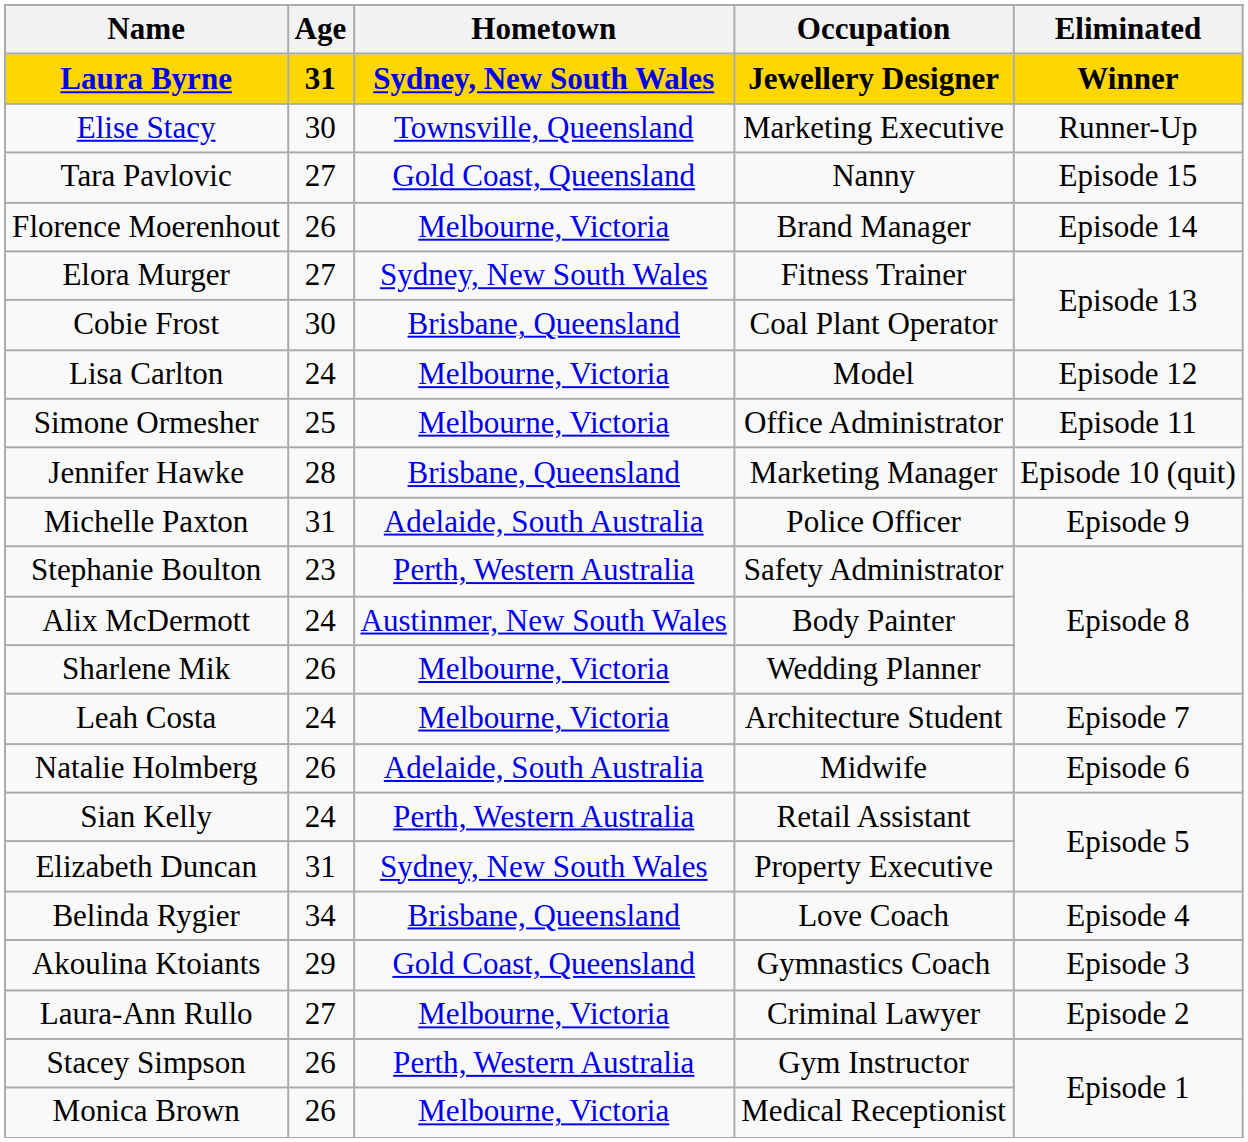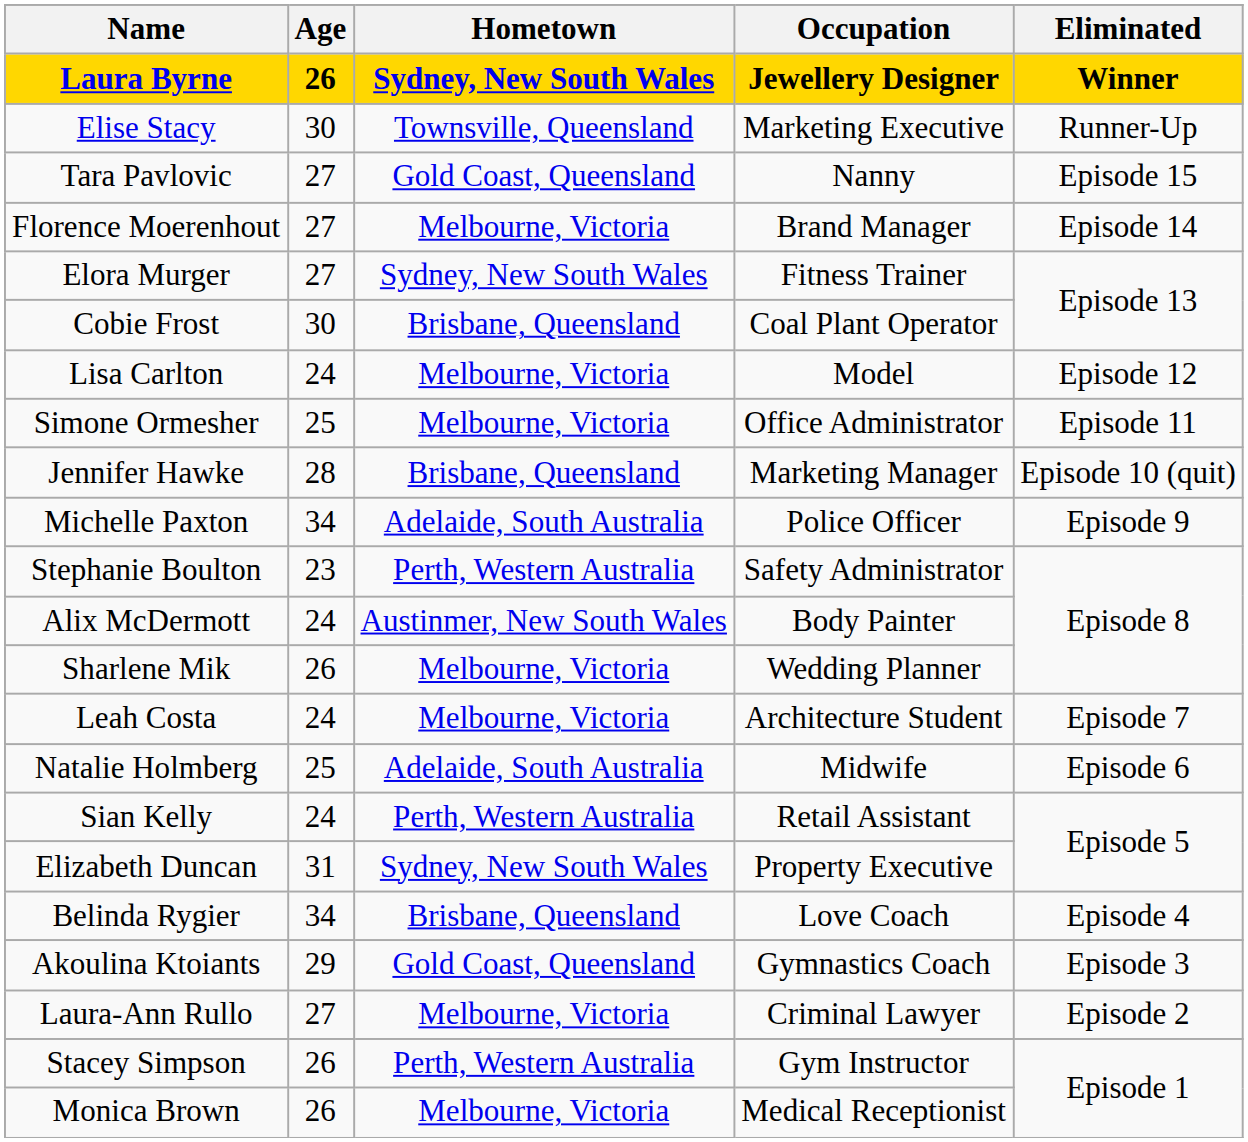(320, 78) 31 -> (320, 78) 26
(320, 226) 26 -> (320, 226) 27
(320, 521) 31 -> (320, 521) 34
(320, 767) 26 -> (320, 767) 25
